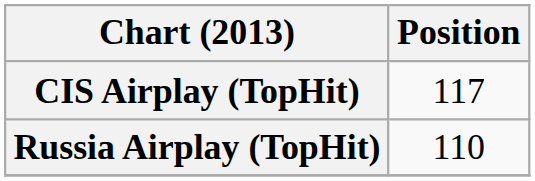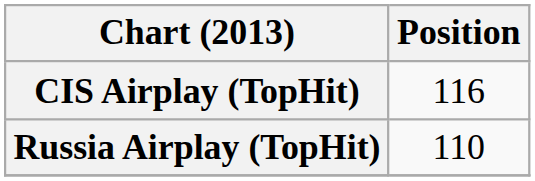(459, 89) 117 -> (459, 89) 116
